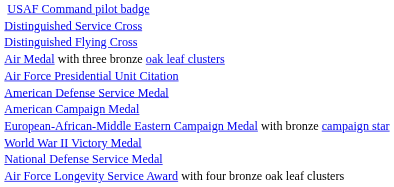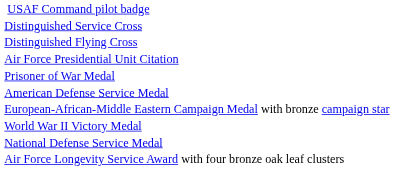- row: (115, 59)
+ row: (60, 76)
- row: (72, 109)
